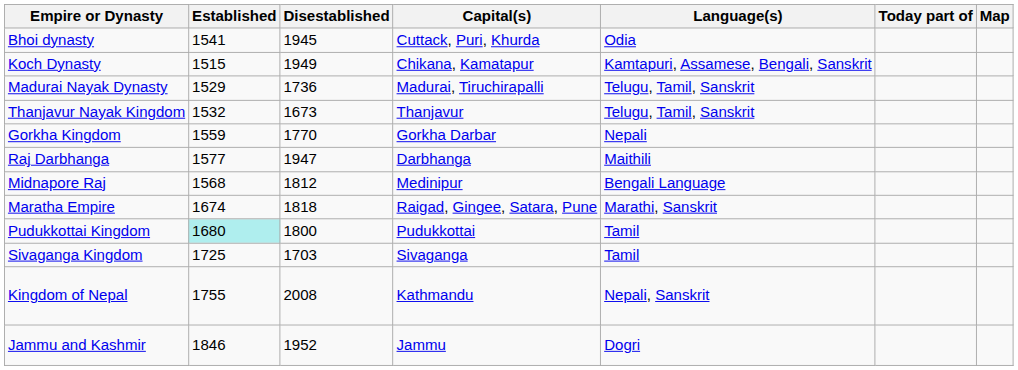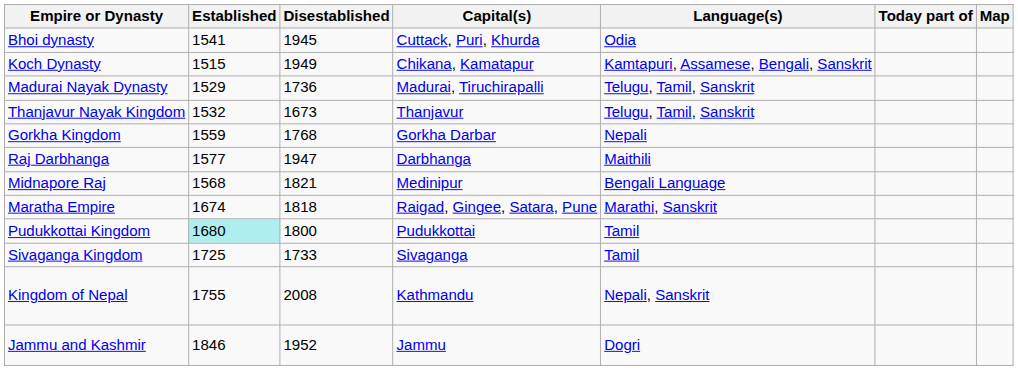(300, 135) 1770 -> (300, 135) 1768
(300, 183) 1812 -> (300, 183) 1821
(300, 254) 1703 -> (300, 254) 1733
